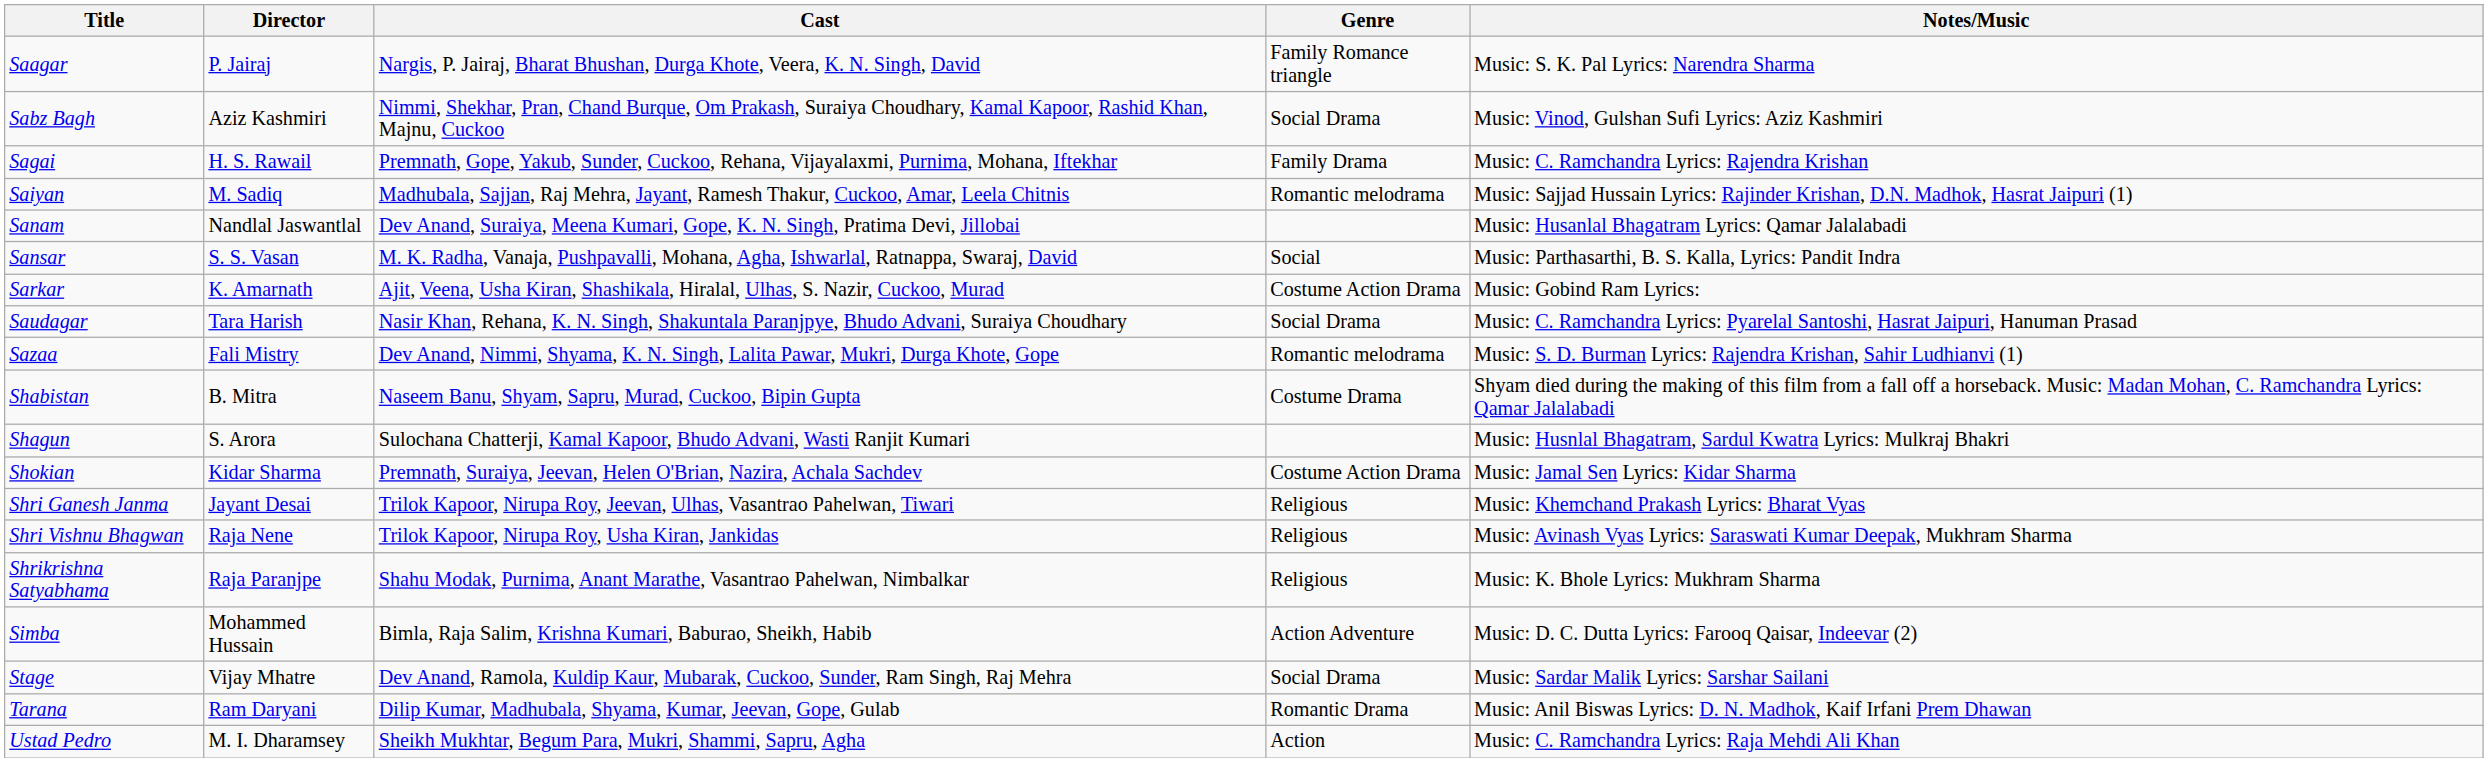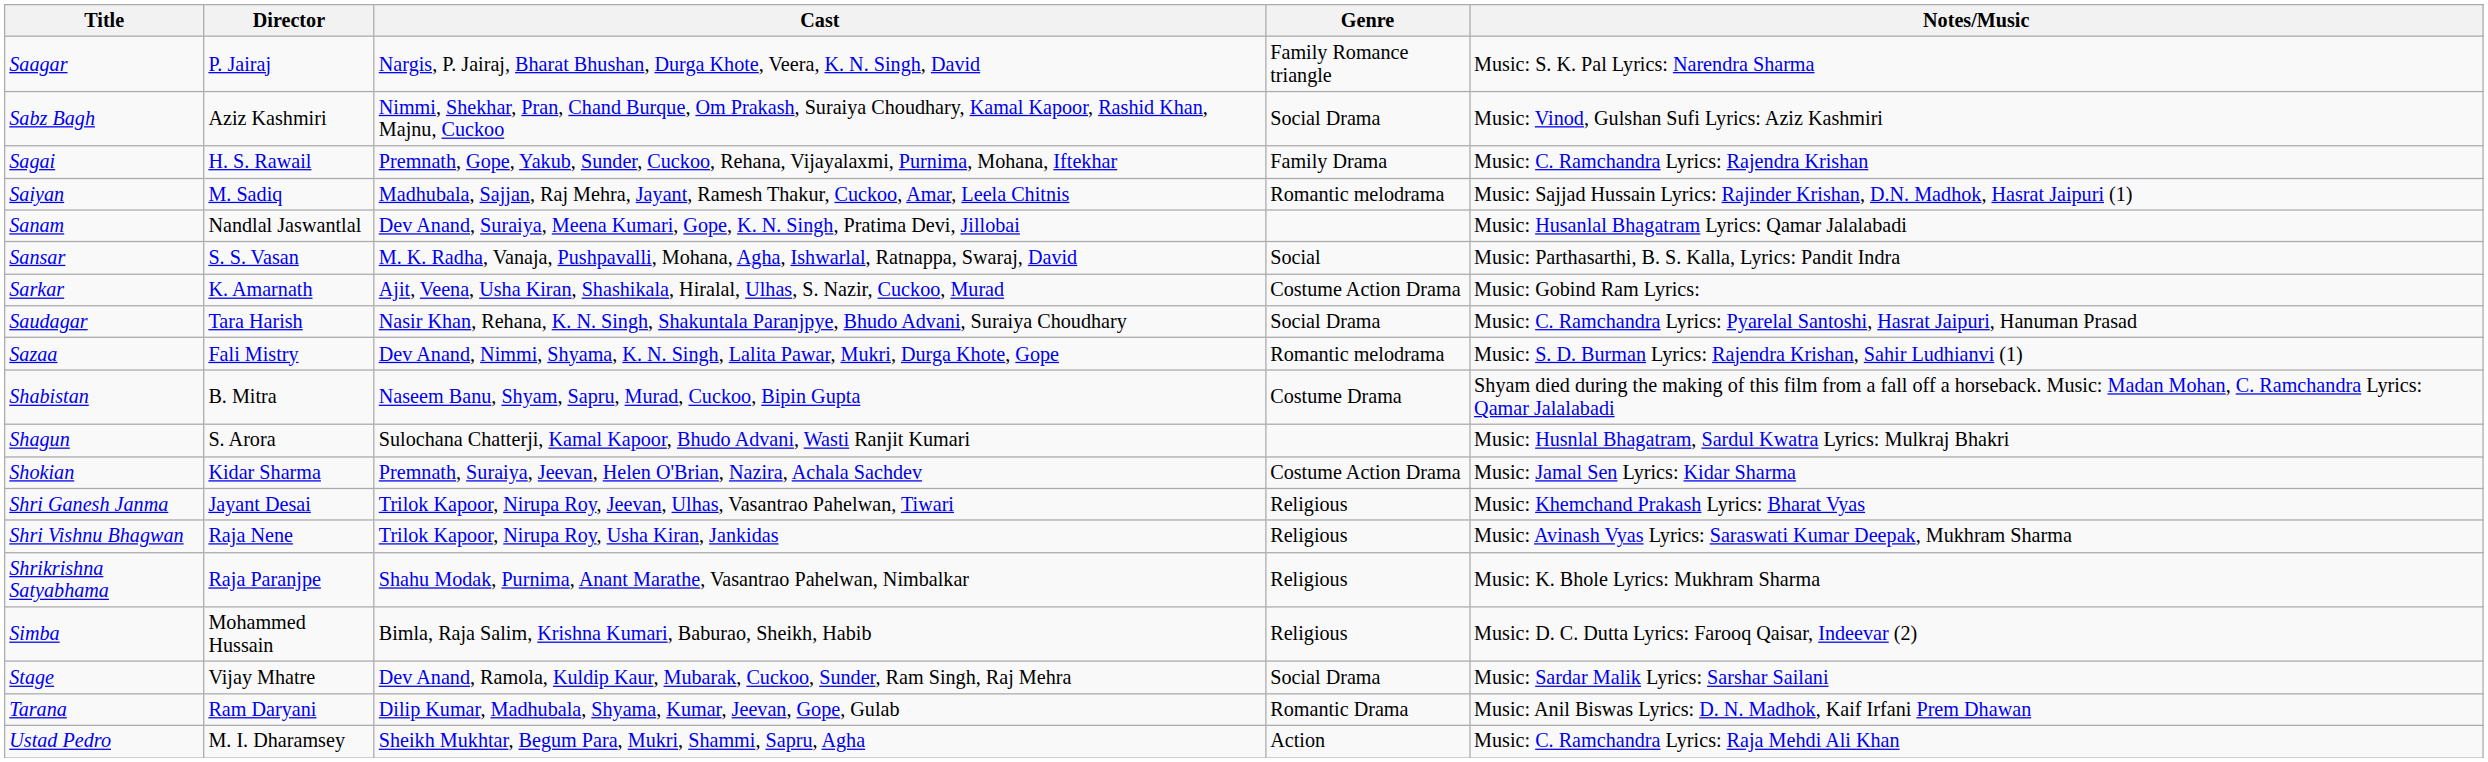(1342, 634) Action Adventure -> (1309, 634) Religious
